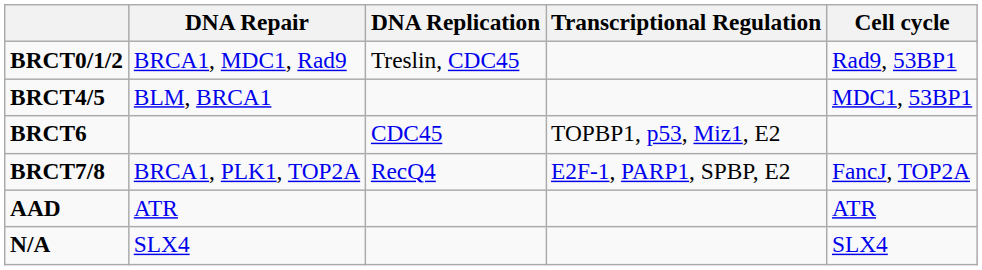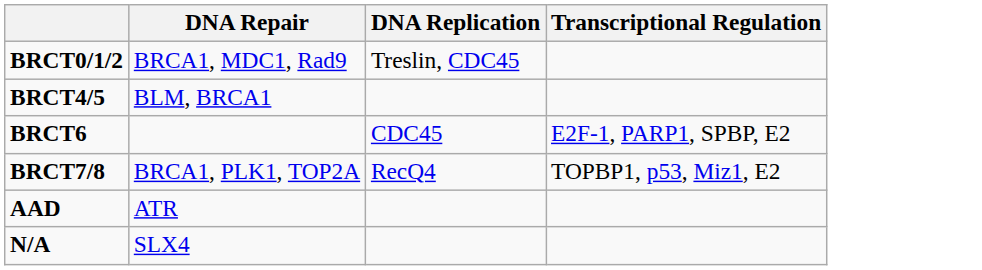- column: (902, 23)
(666, 134) TOPBP1, p53, Miz1, E2 -> (671, 134) E2F-1, PARP1, SPBP, E2
(671, 171) E2F-1, PARP1, SPBP, E2 -> (666, 171) TOPBP1, p53, Miz1, E2
